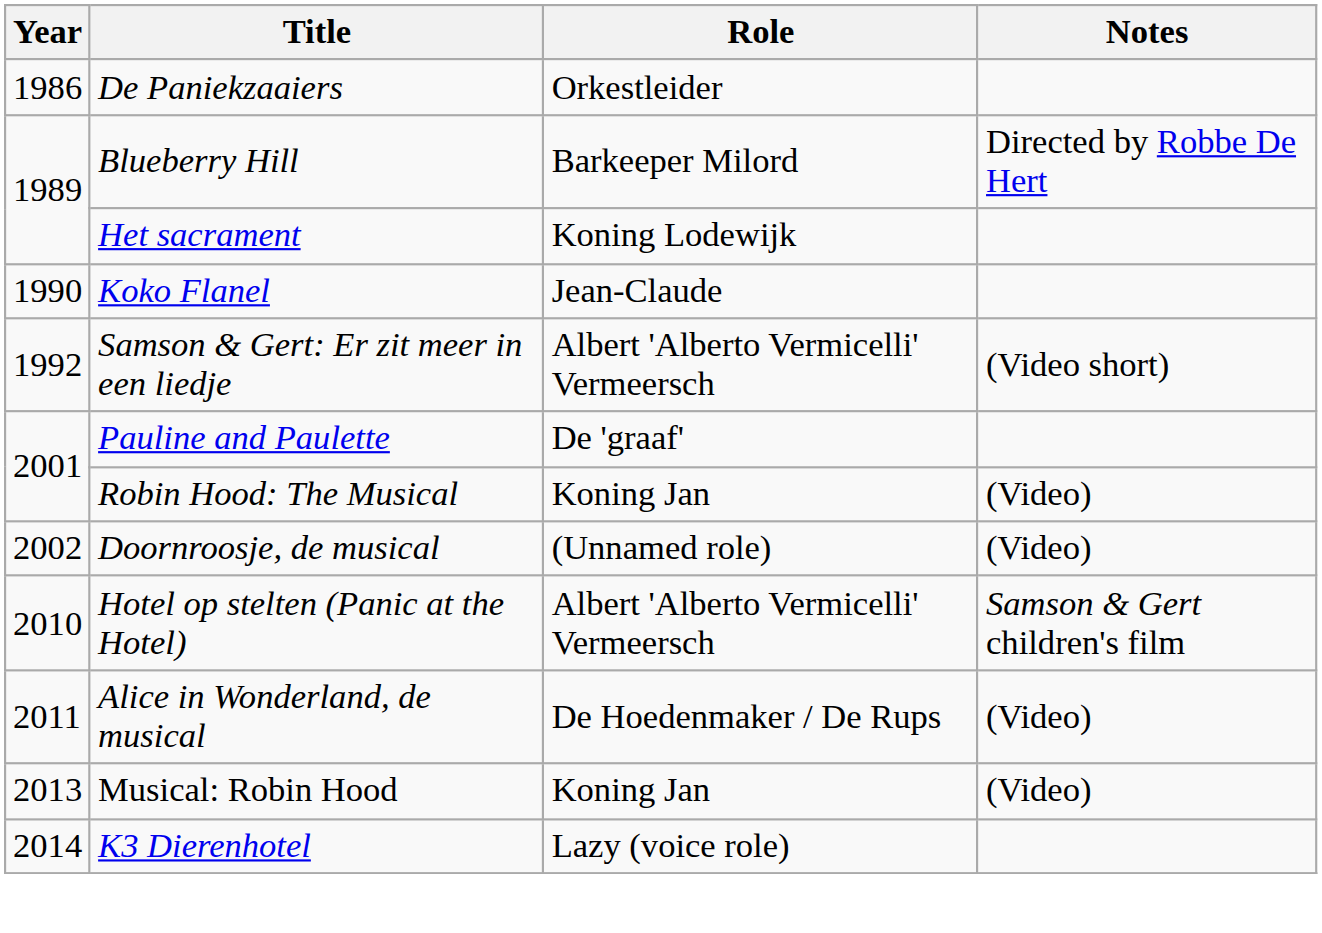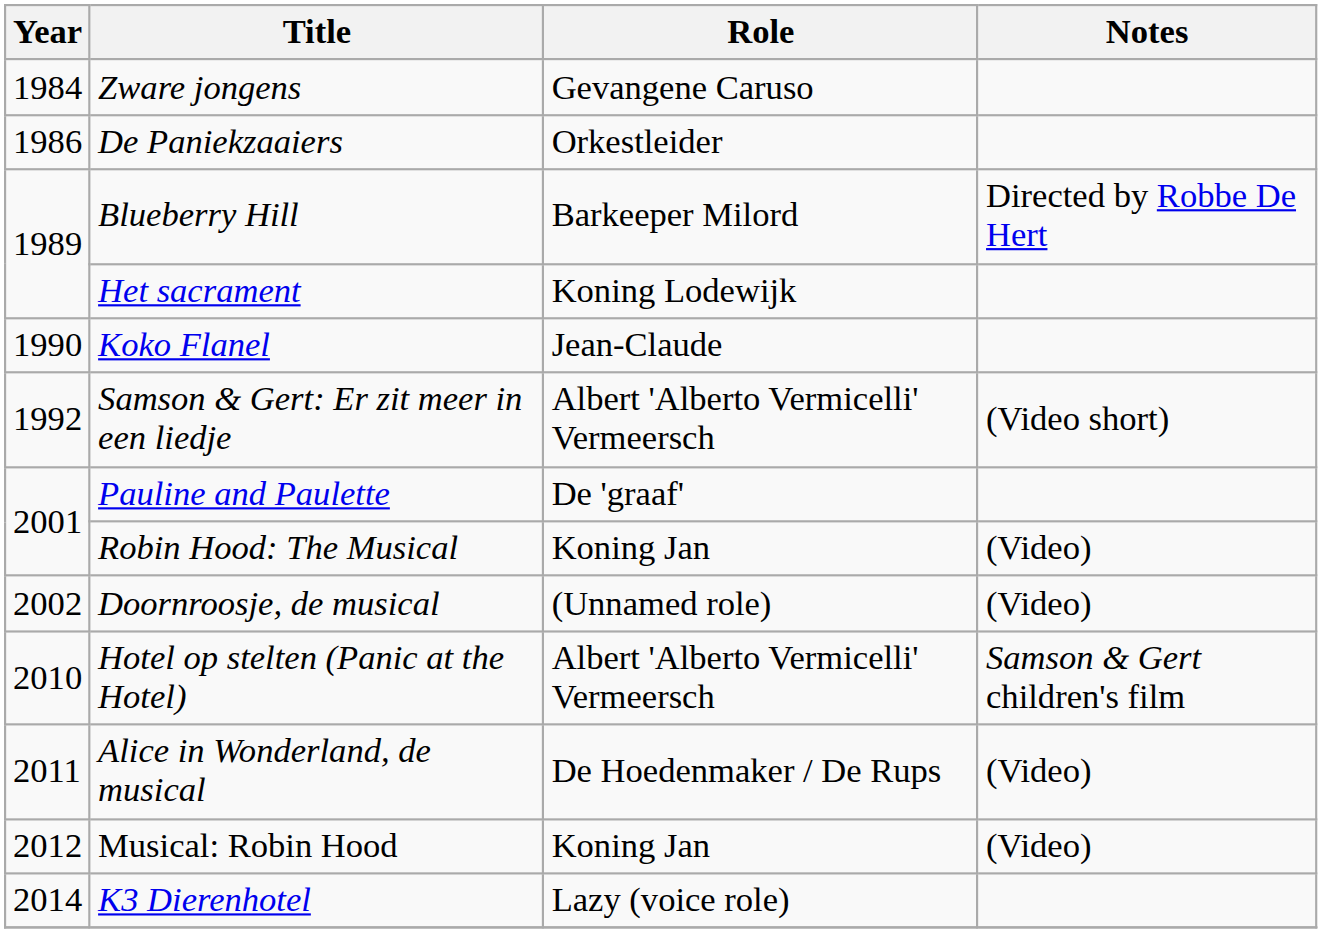+ row: (200, 86)
(48, 790) 2013 -> (48, 845) 2012
